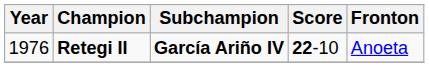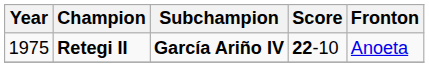(29, 47) 1976 -> (29, 47) 1975
